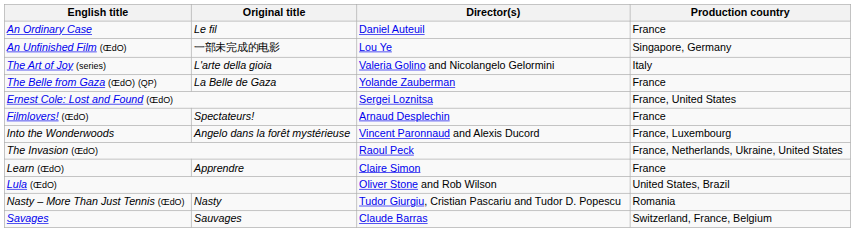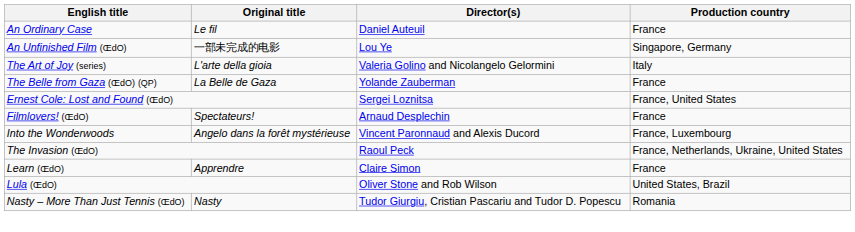- row: (28, 219)
